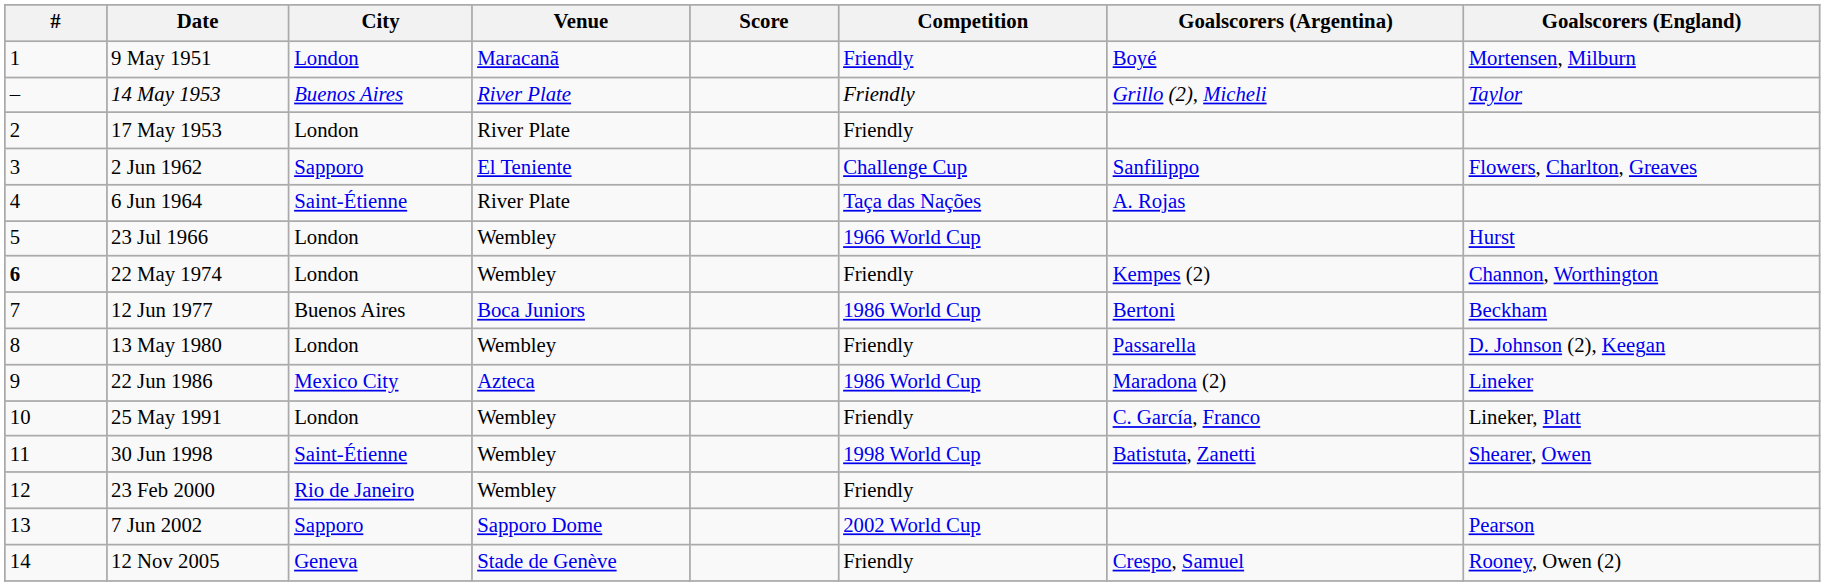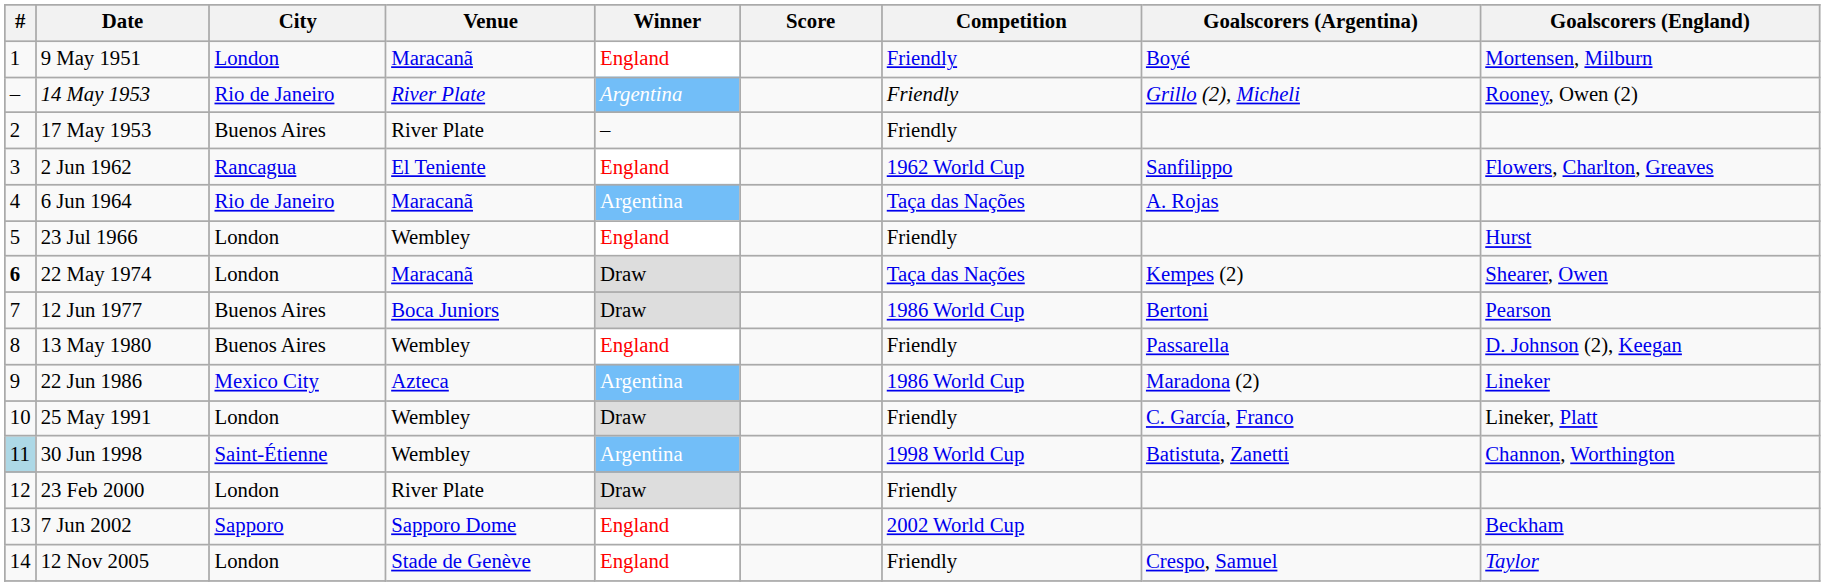+ column: (667, 22)
(349, 94) Buenos Aires -> (274, 94) Rio de Janeiro
(1495, 94) Taylor -> (1562, 94) Rooney, Owen (2)
(326, 130) London -> (270, 130) Buenos Aires
(329, 166) Sapporo -> (255, 166) Rancagua
(905, 166) Challenge Cup -> (956, 166) 1962 World Cup
(351, 202) Saint-Étienne -> (274, 202) Rio de Janeiro
(524, 202) River Plate -> (432, 202) Maracanã
(912, 238) 1966 World Cup -> (922, 238) Friendly
(517, 274) Wembley -> (432, 274) Maracanã
(878, 274) Friendly -> (956, 274) Taça das Nações
(1563, 274) Channon, Worthington -> (1547, 274) Shearer, Owen
(1508, 310) Beckham -> (1518, 310) Pearson
(326, 346) London -> (270, 346) Buenos Aires
(20, 453) no background -> (20, 453) lightblue background
(1530, 453) Shearer, Owen -> (1580, 453) Channon, Worthington
(354, 489) Rio de Janeiro -> (247, 489) London
(517, 489) Wembley -> (438, 489) River Plate
(1502, 525) Pearson -> (1524, 525) Beckham
(326, 561) Geneva -> (247, 561) London
(1545, 561) Rooney, Owen (2) -> (1512, 561) Taylor
